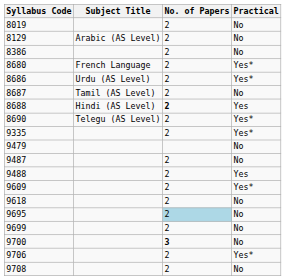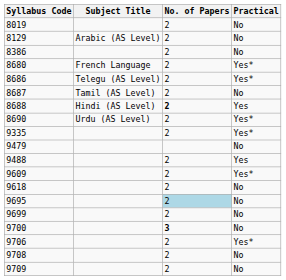(113, 79) Urdu (AS Level) -> (118, 79) Telegu (AS Level)
(118, 120) Telegu (AS Level) -> (113, 120) Urdu (AS Level)
- row: (16, 160)
+ row: (16, 269)
